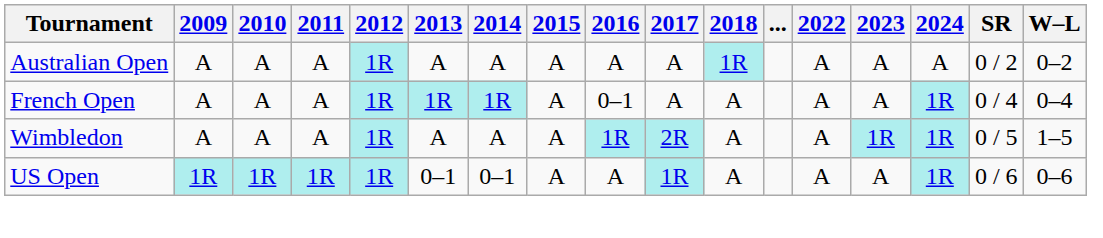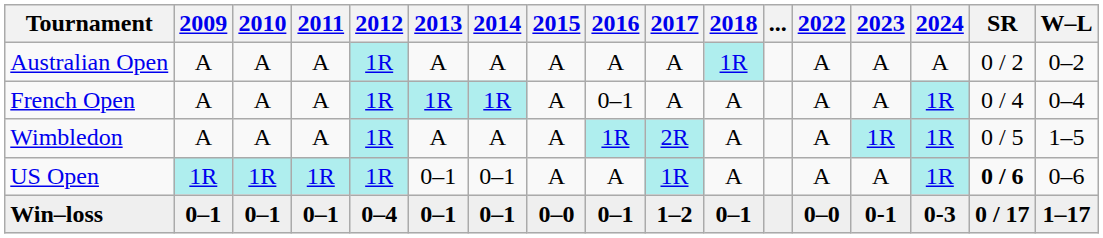(996, 175) normal -> (1002, 175) bold
+ row: (57, 213)
